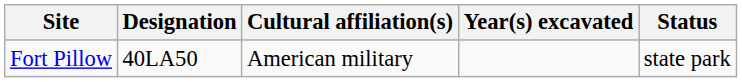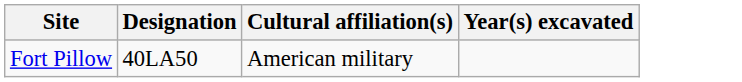- column: (687, 22)
